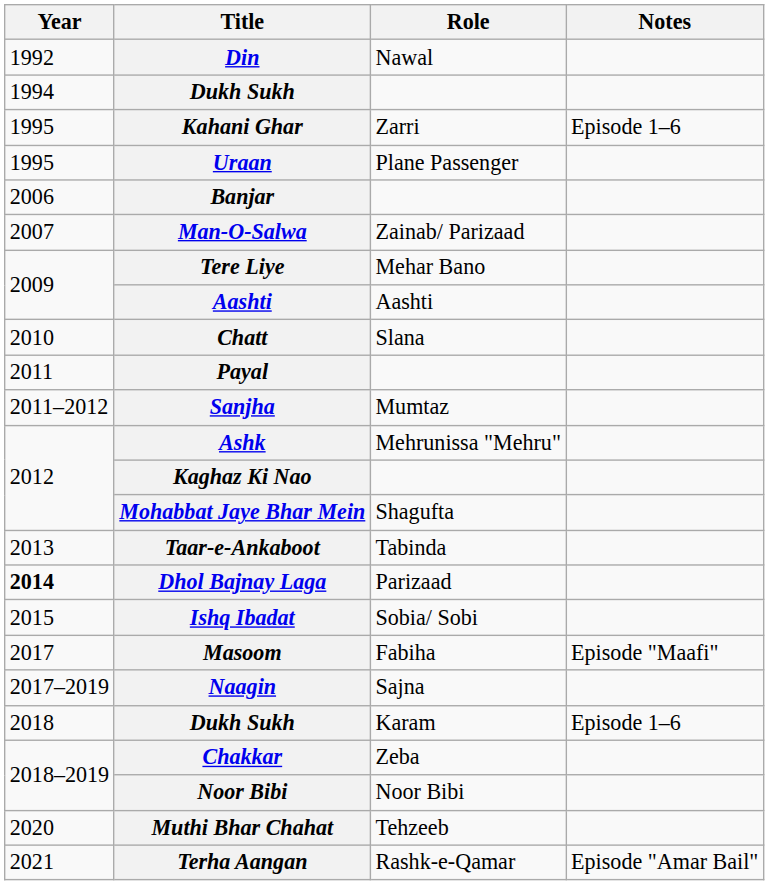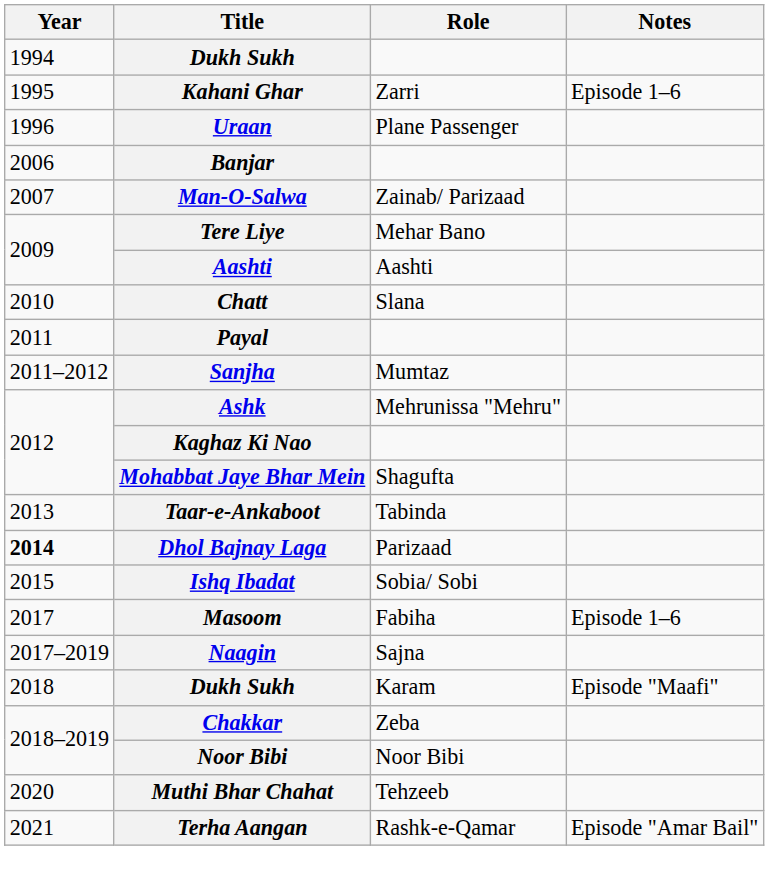- row: (242, 57)
(32, 162) 1995 -> (32, 127) 1996
(645, 652) Episode "Maafi" -> (626, 617) Episode 1–6
(626, 722) Episode 1–6 -> (645, 687) Episode "Maafi"
